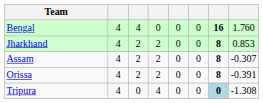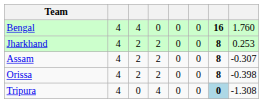(244, 43) 0.853 -> (244, 43) 0.253
(244, 75) -0.391 -> (244, 75) -0.398
